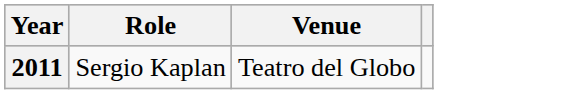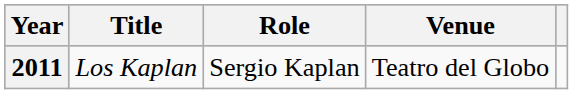+ column: (136, 25)
